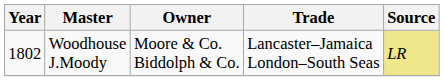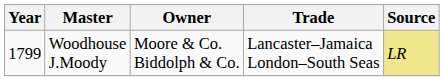(25, 52) 1802 -> (25, 52) 1799
